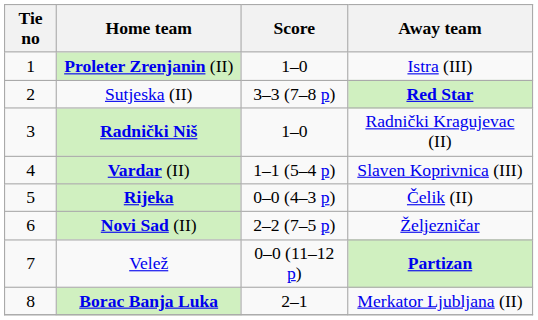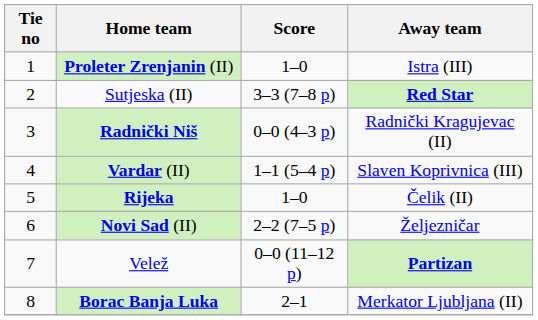(294, 131) 1–0 -> (294, 131) 0–0 (4–3 p)
(294, 197) 0–0 (4–3 p) -> (294, 197) 1–0
